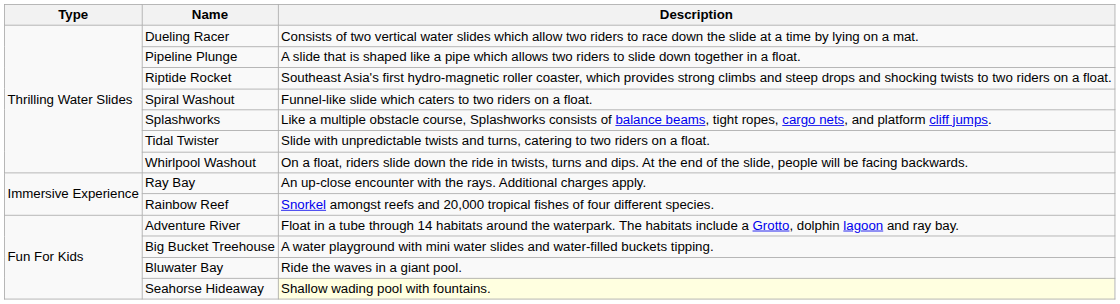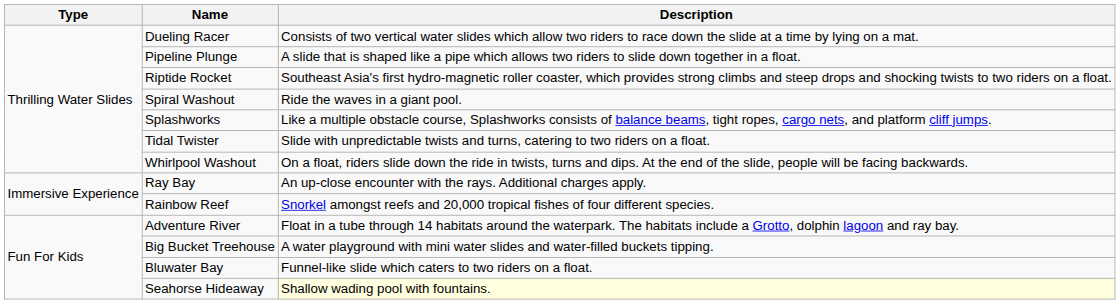(437, 99) Funnel-like slide which caters to two riders on a float. -> (371, 99) Ride the waves in a giant pool.
(371, 267) Ride the waves in a giant pool. -> (437, 267) Funnel-like slide which caters to two riders on a float.
